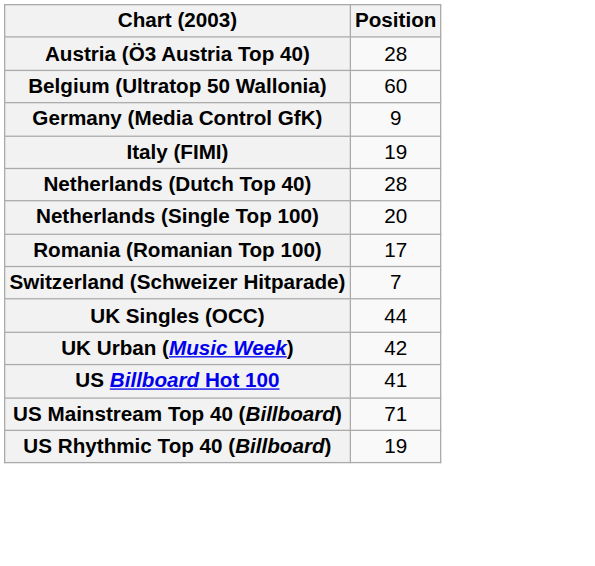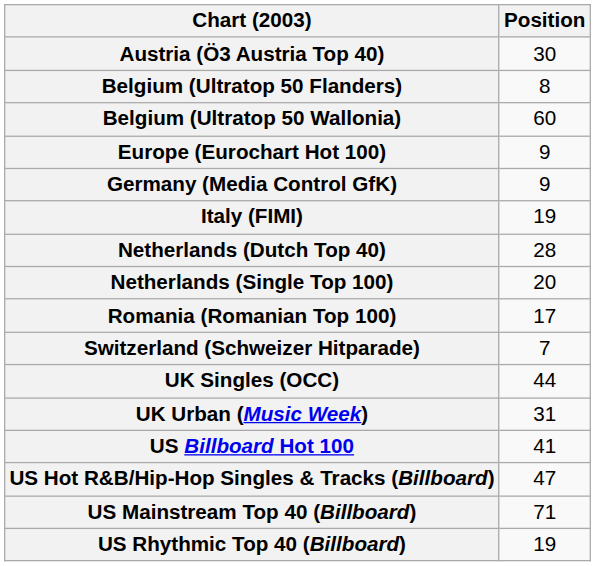(396, 53) 28 -> (545, 53) 30
+ row: (252, 86)
+ row: (252, 151)
(396, 348) 42 -> (545, 413) 31
+ row: (252, 479)
